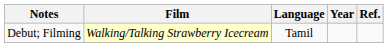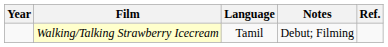columns swapped: (342, 14) <-> (44, 14)
